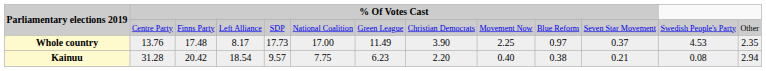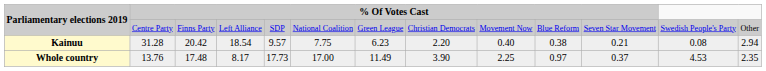rows swapped: (67, 58) <-> (67, 43)
